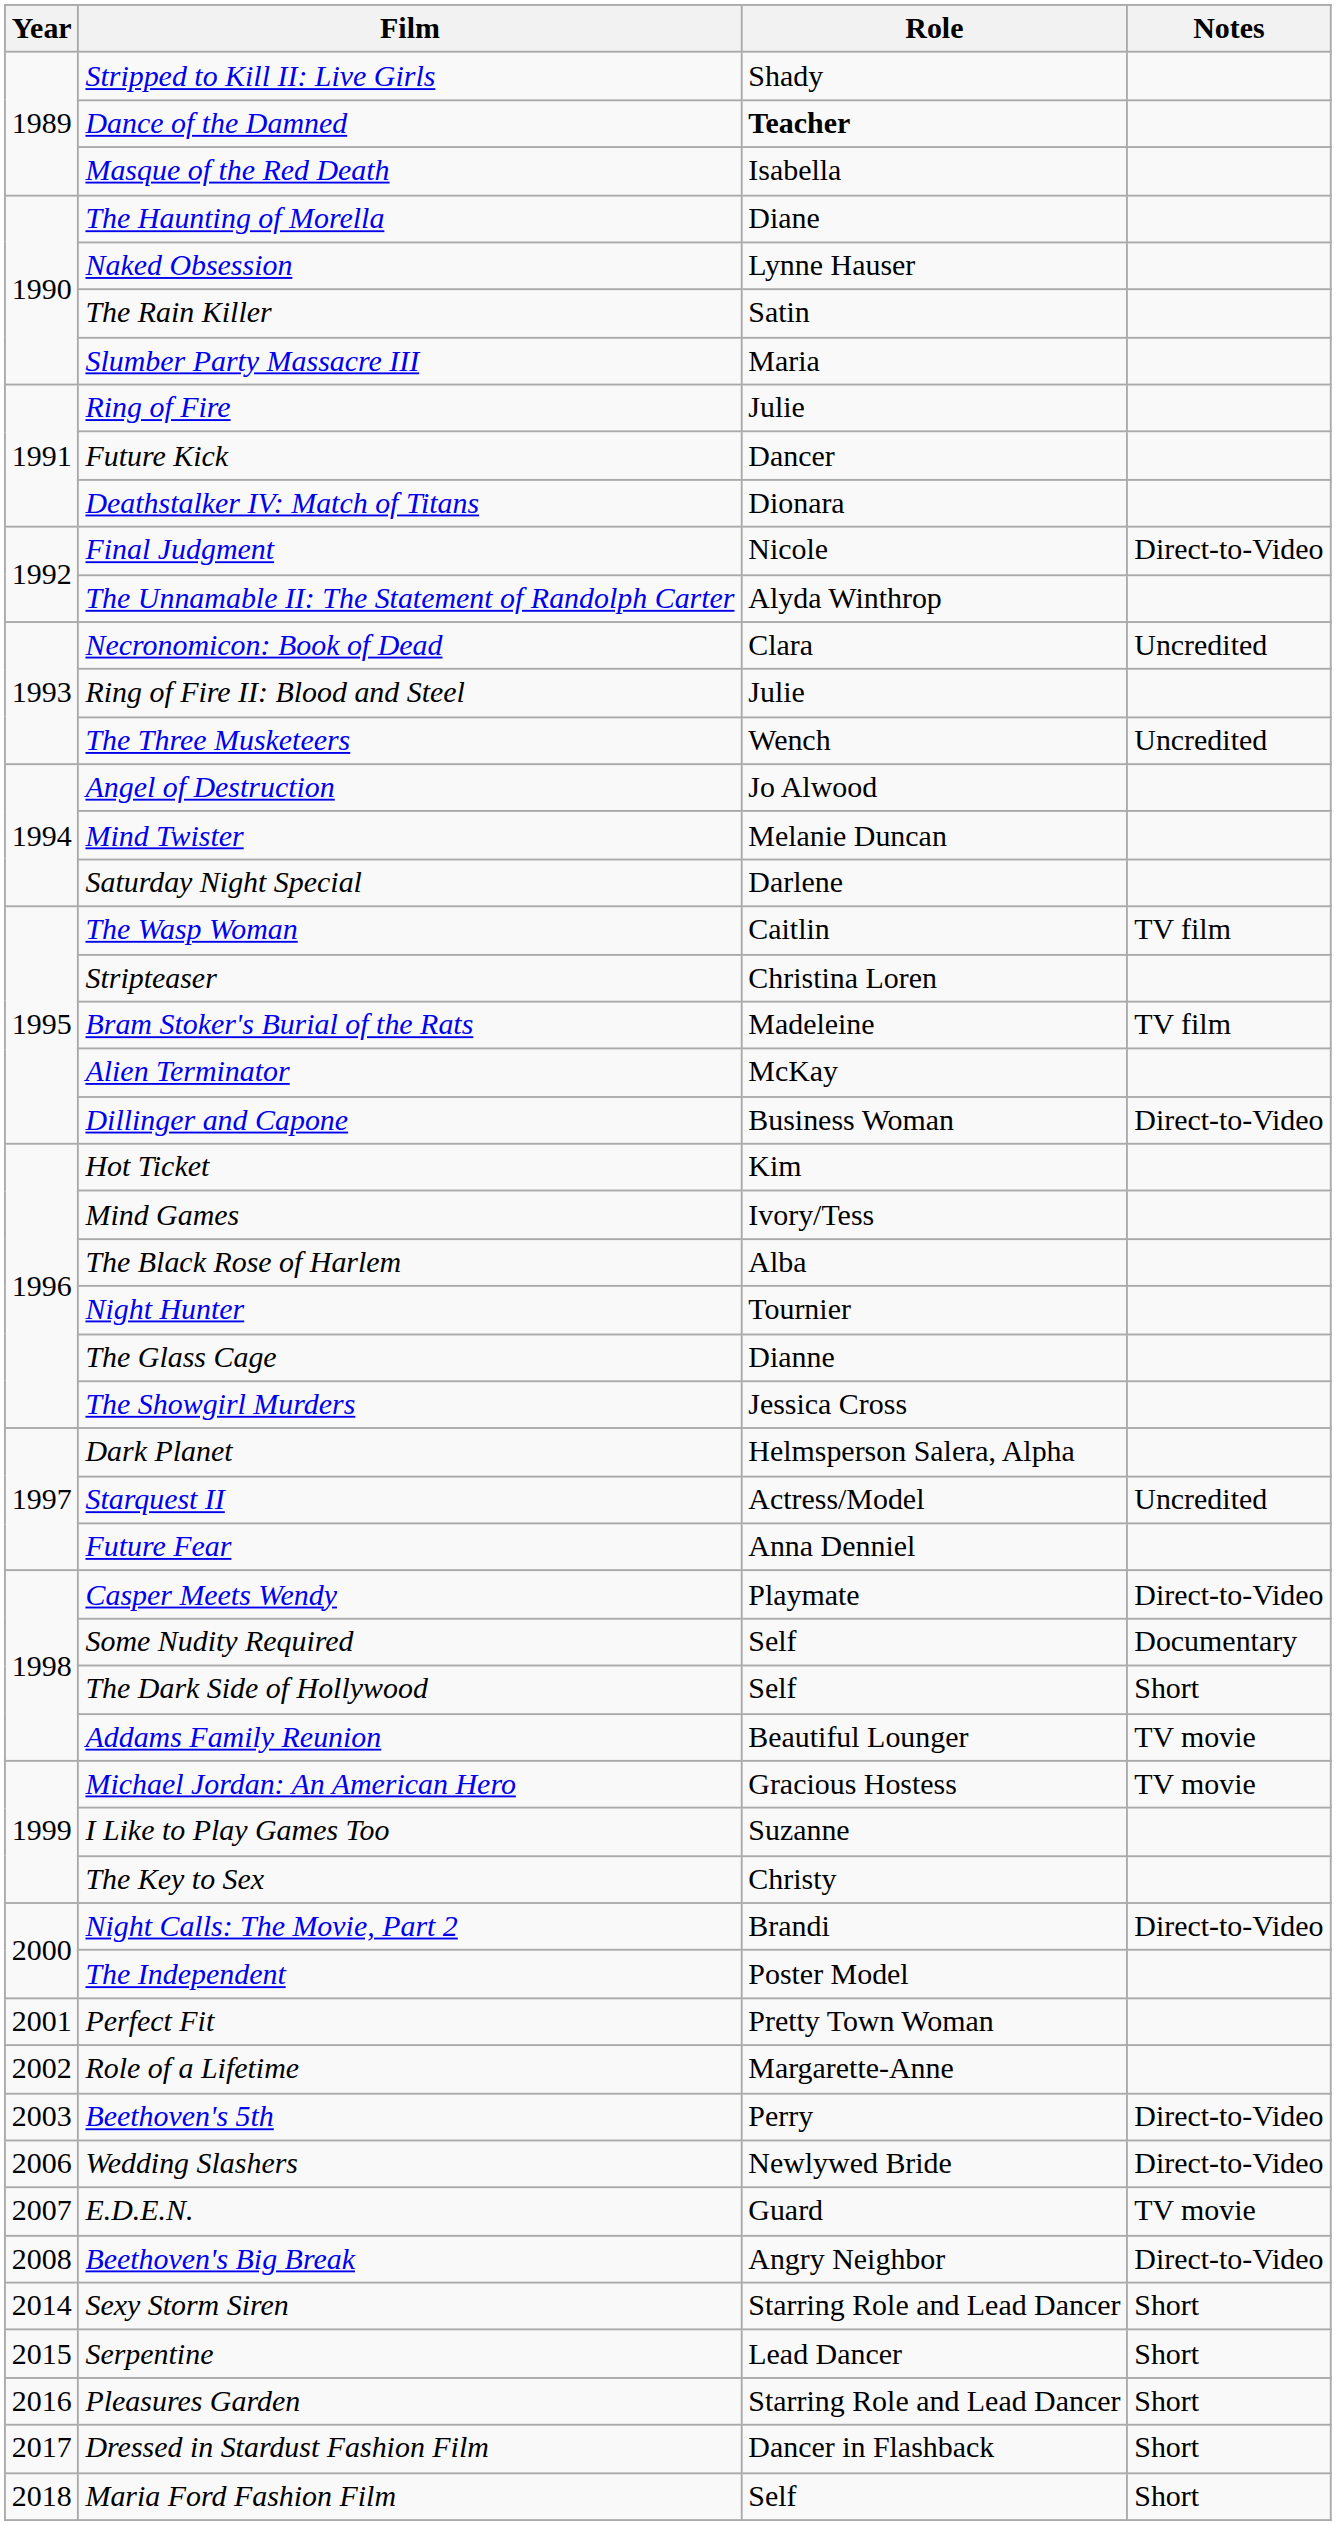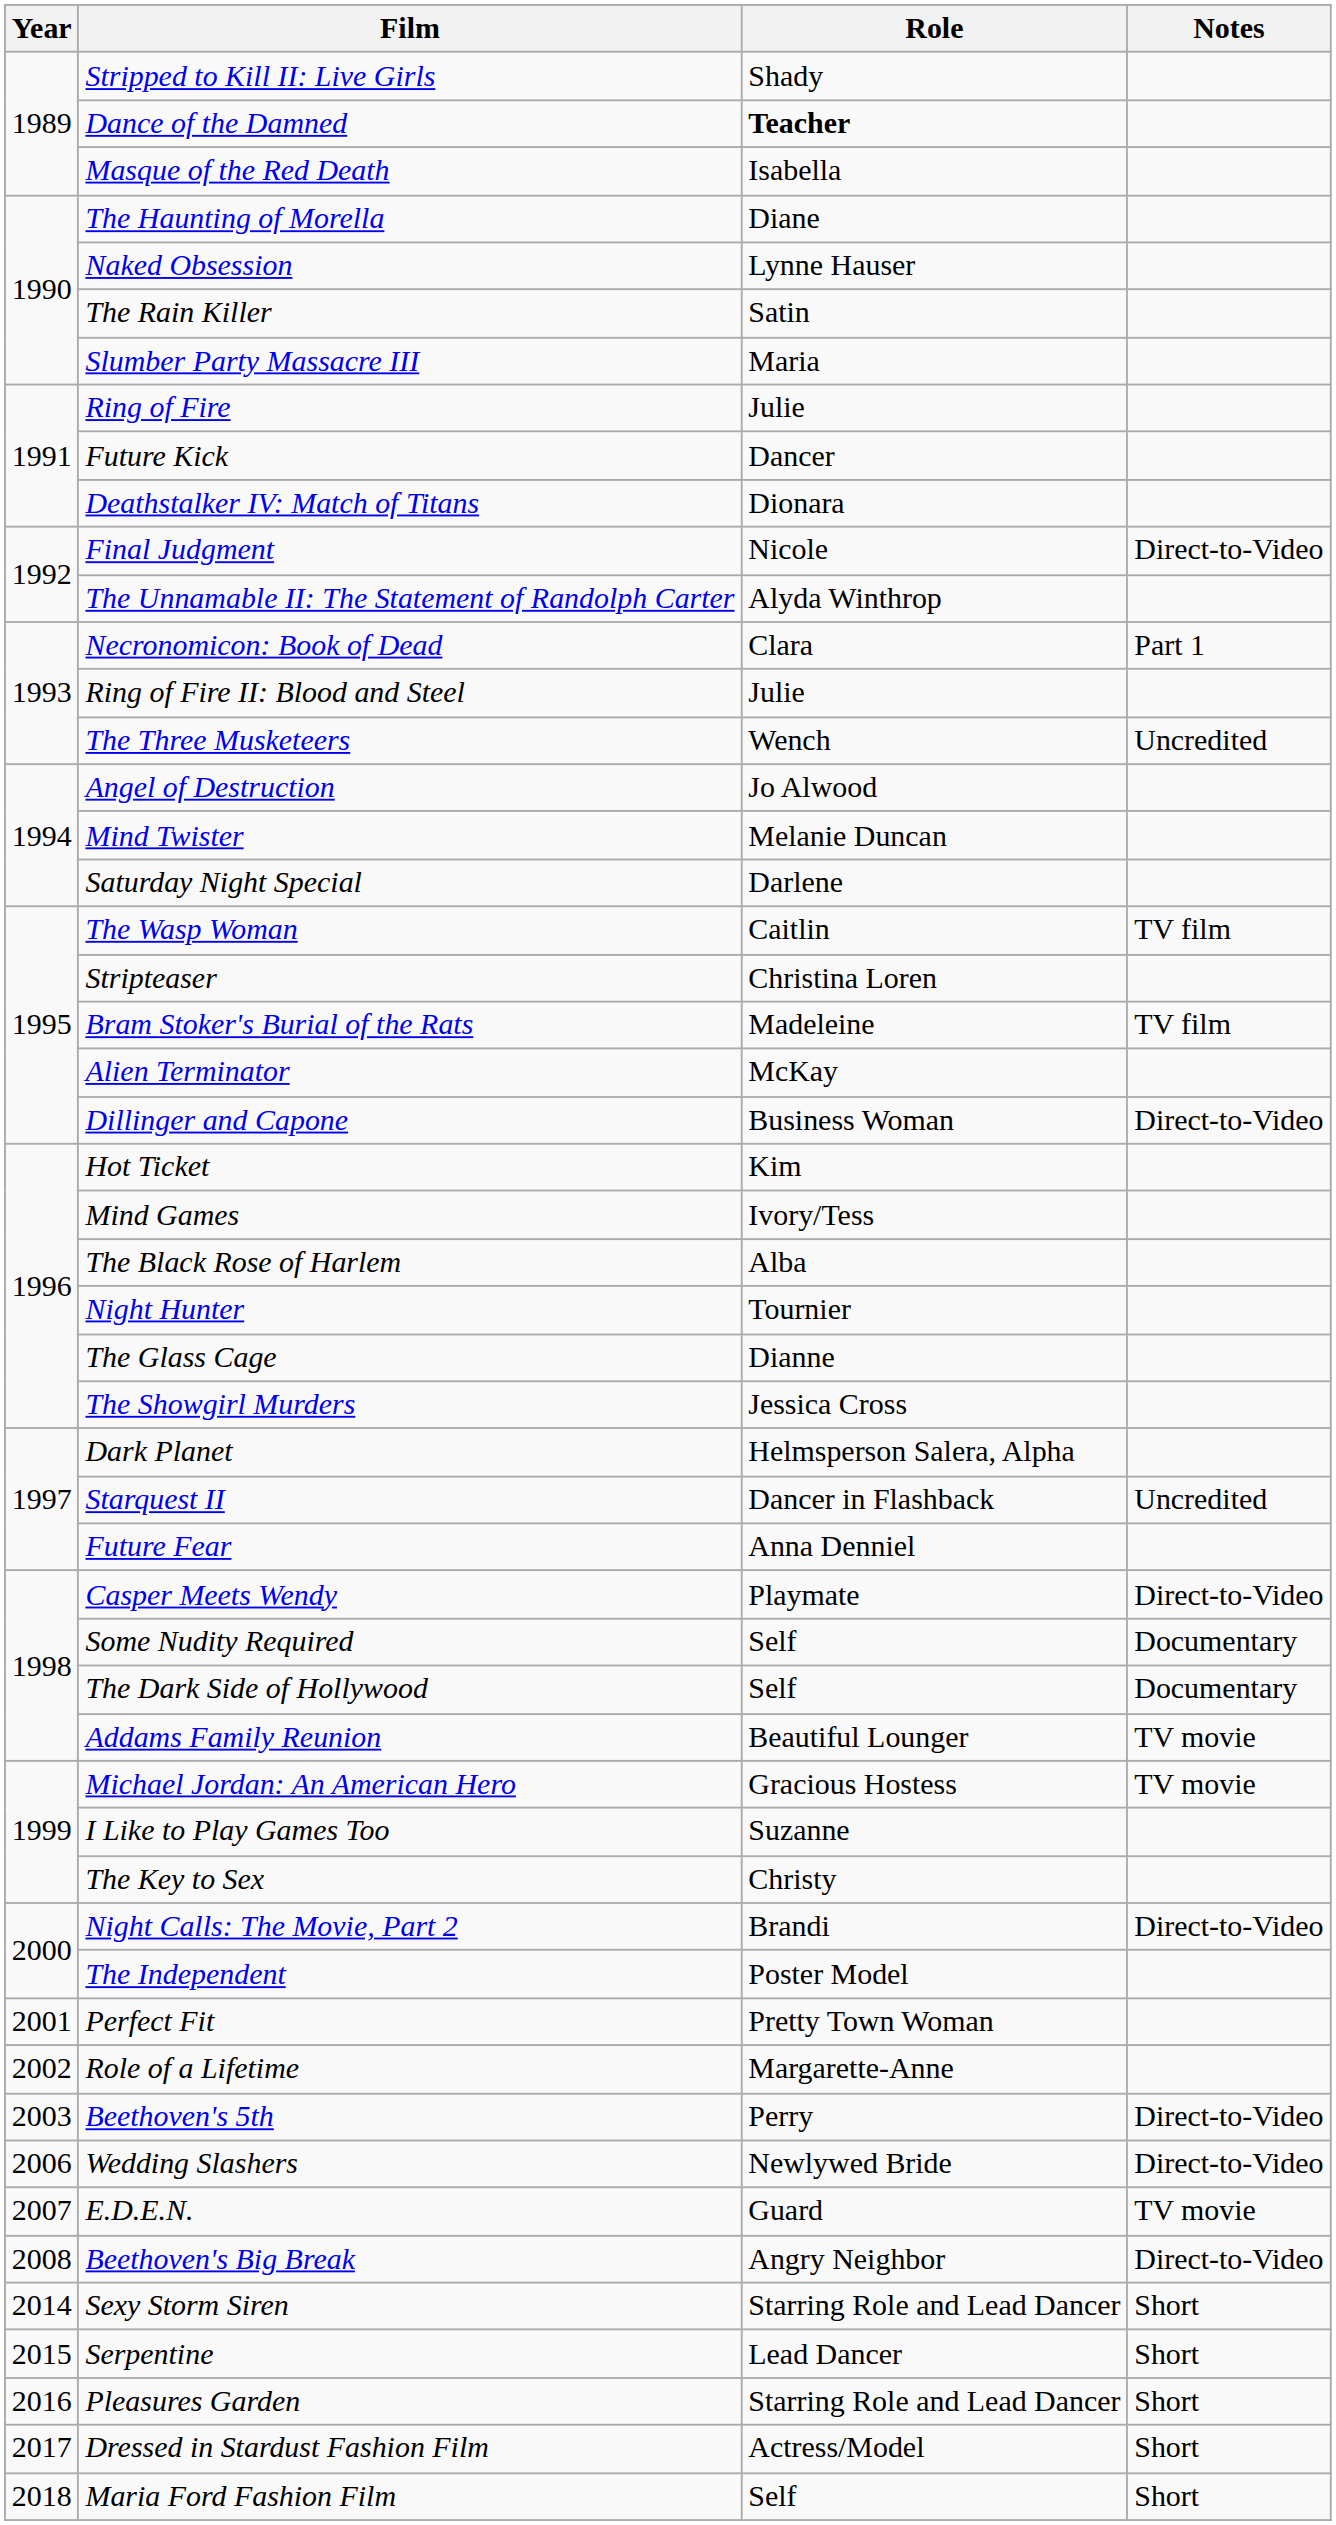(1201, 645) Uncredited -> (1170, 645) Part 1
(836, 1499) Actress/Model -> (871, 1499) Dancer in Flashback
(1167, 1689) Short -> (1216, 1689) Documentary
(871, 2448) Dancer in Flashback -> (836, 2448) Actress/Model
